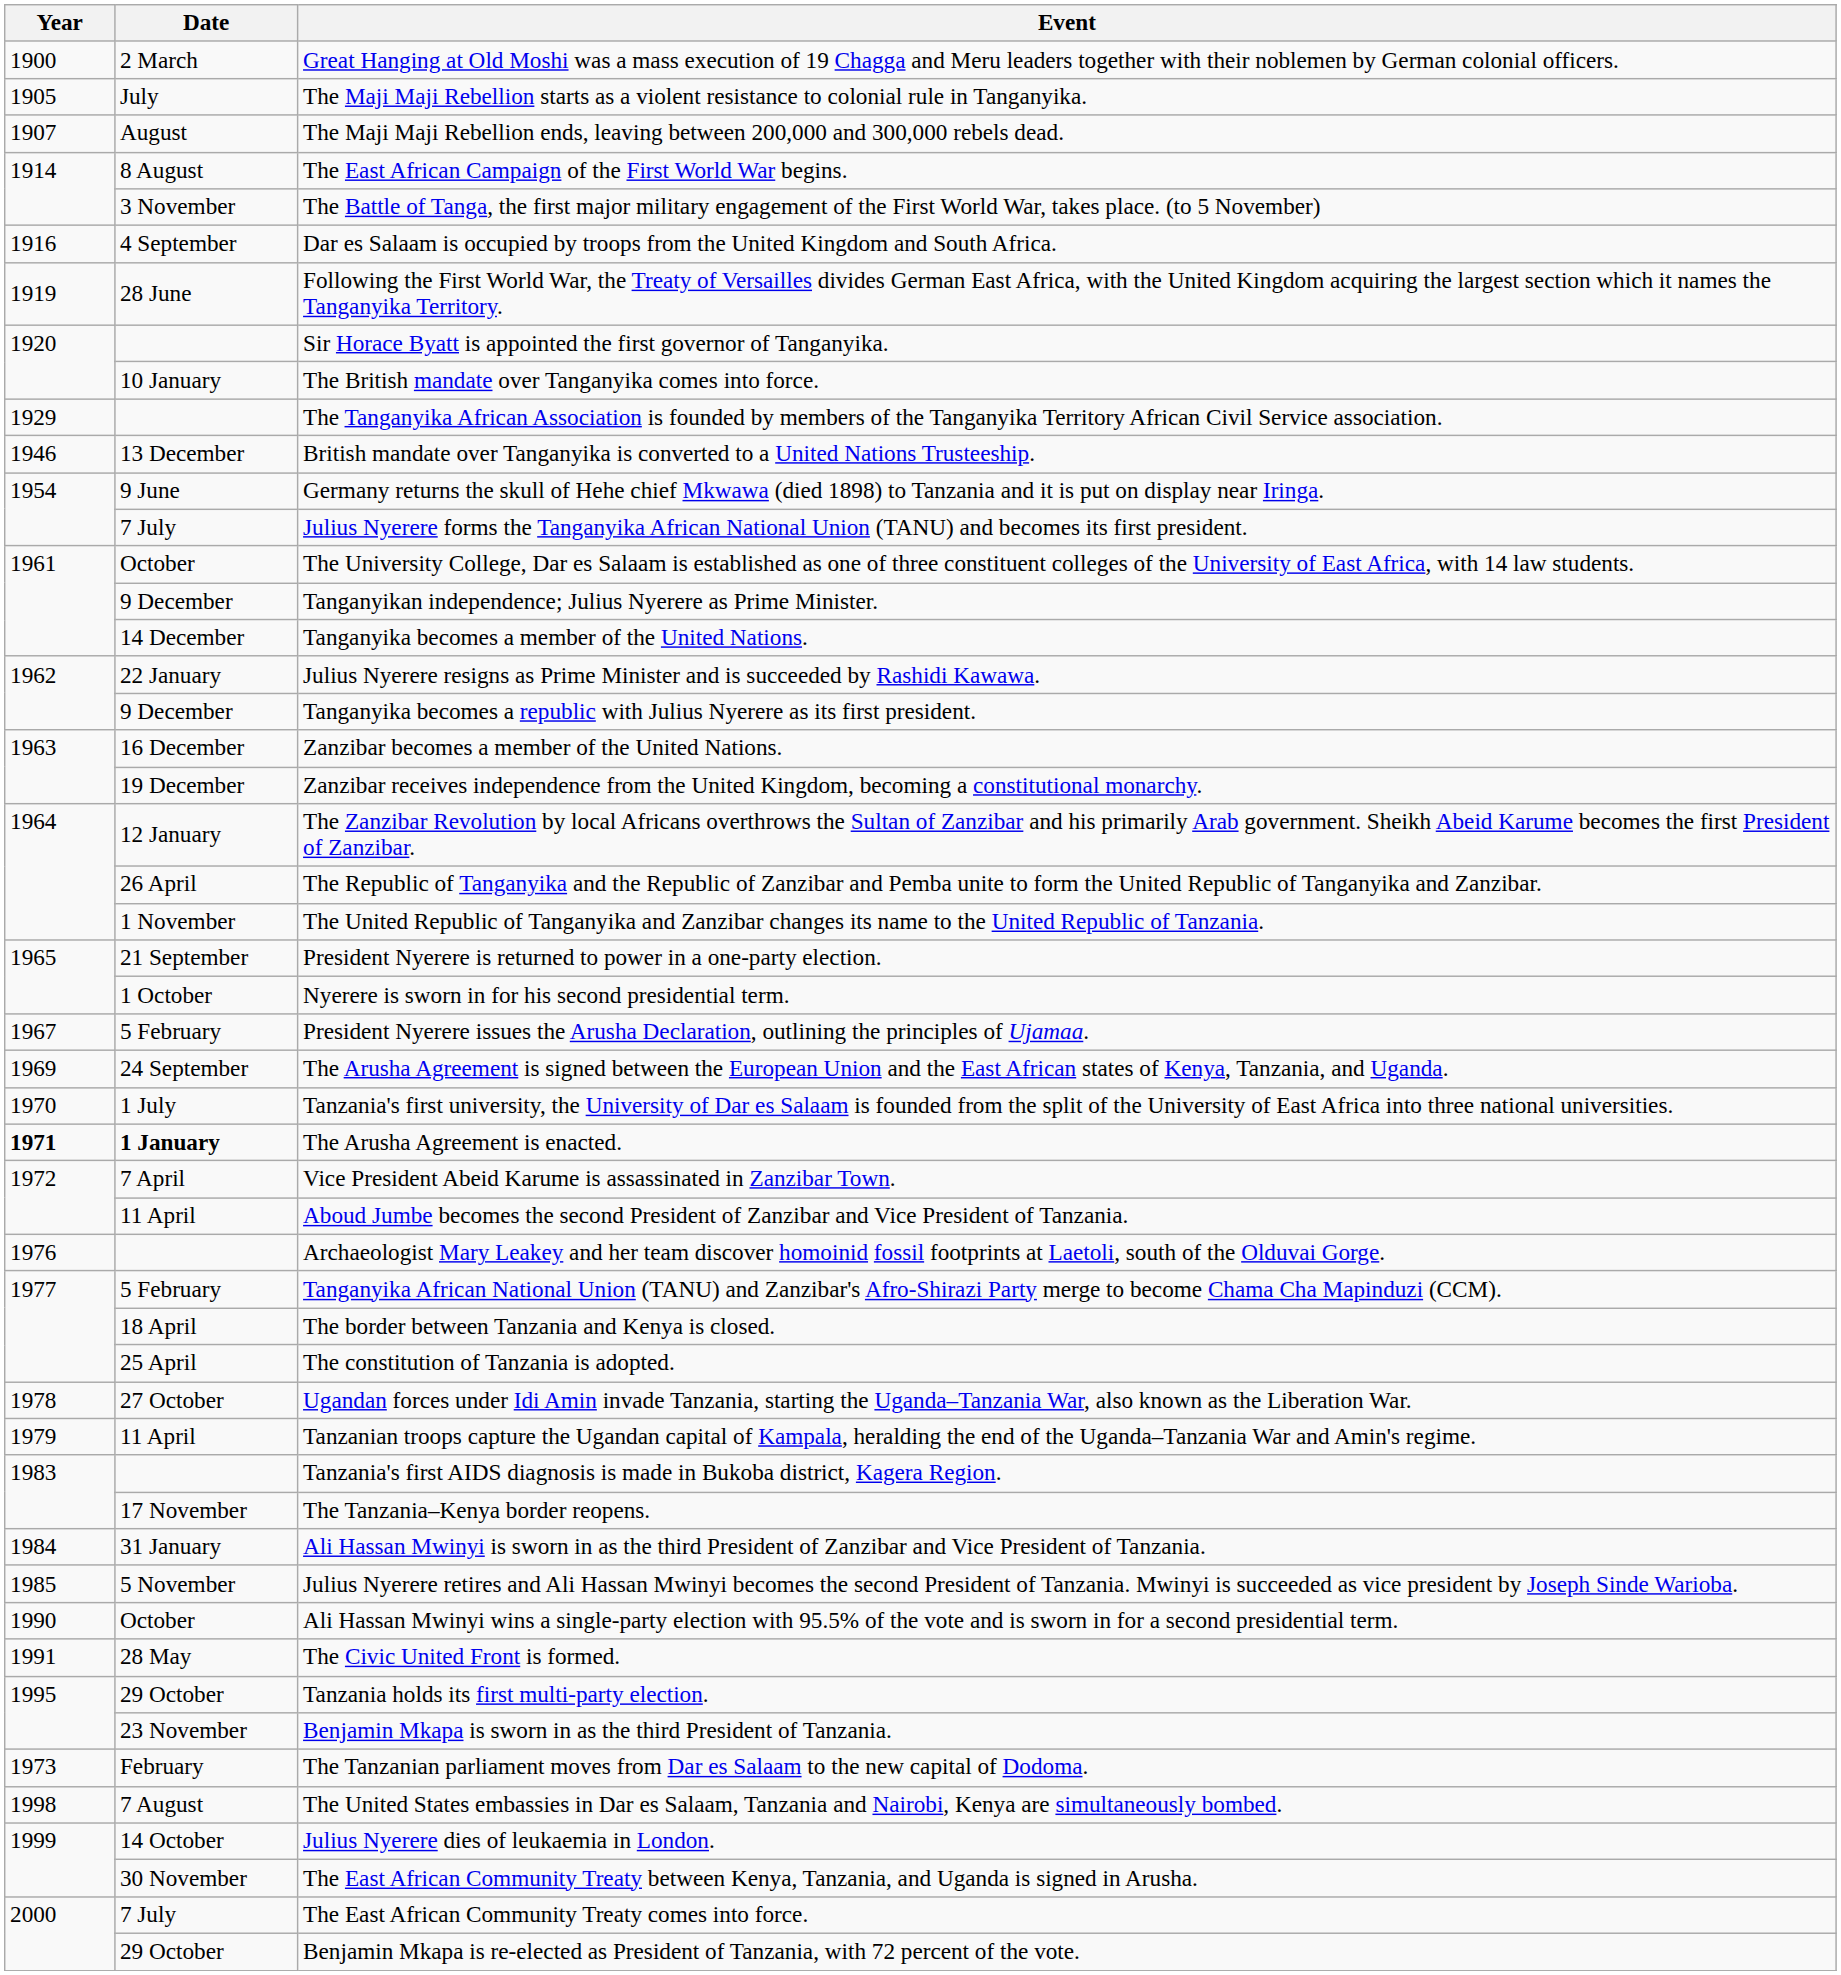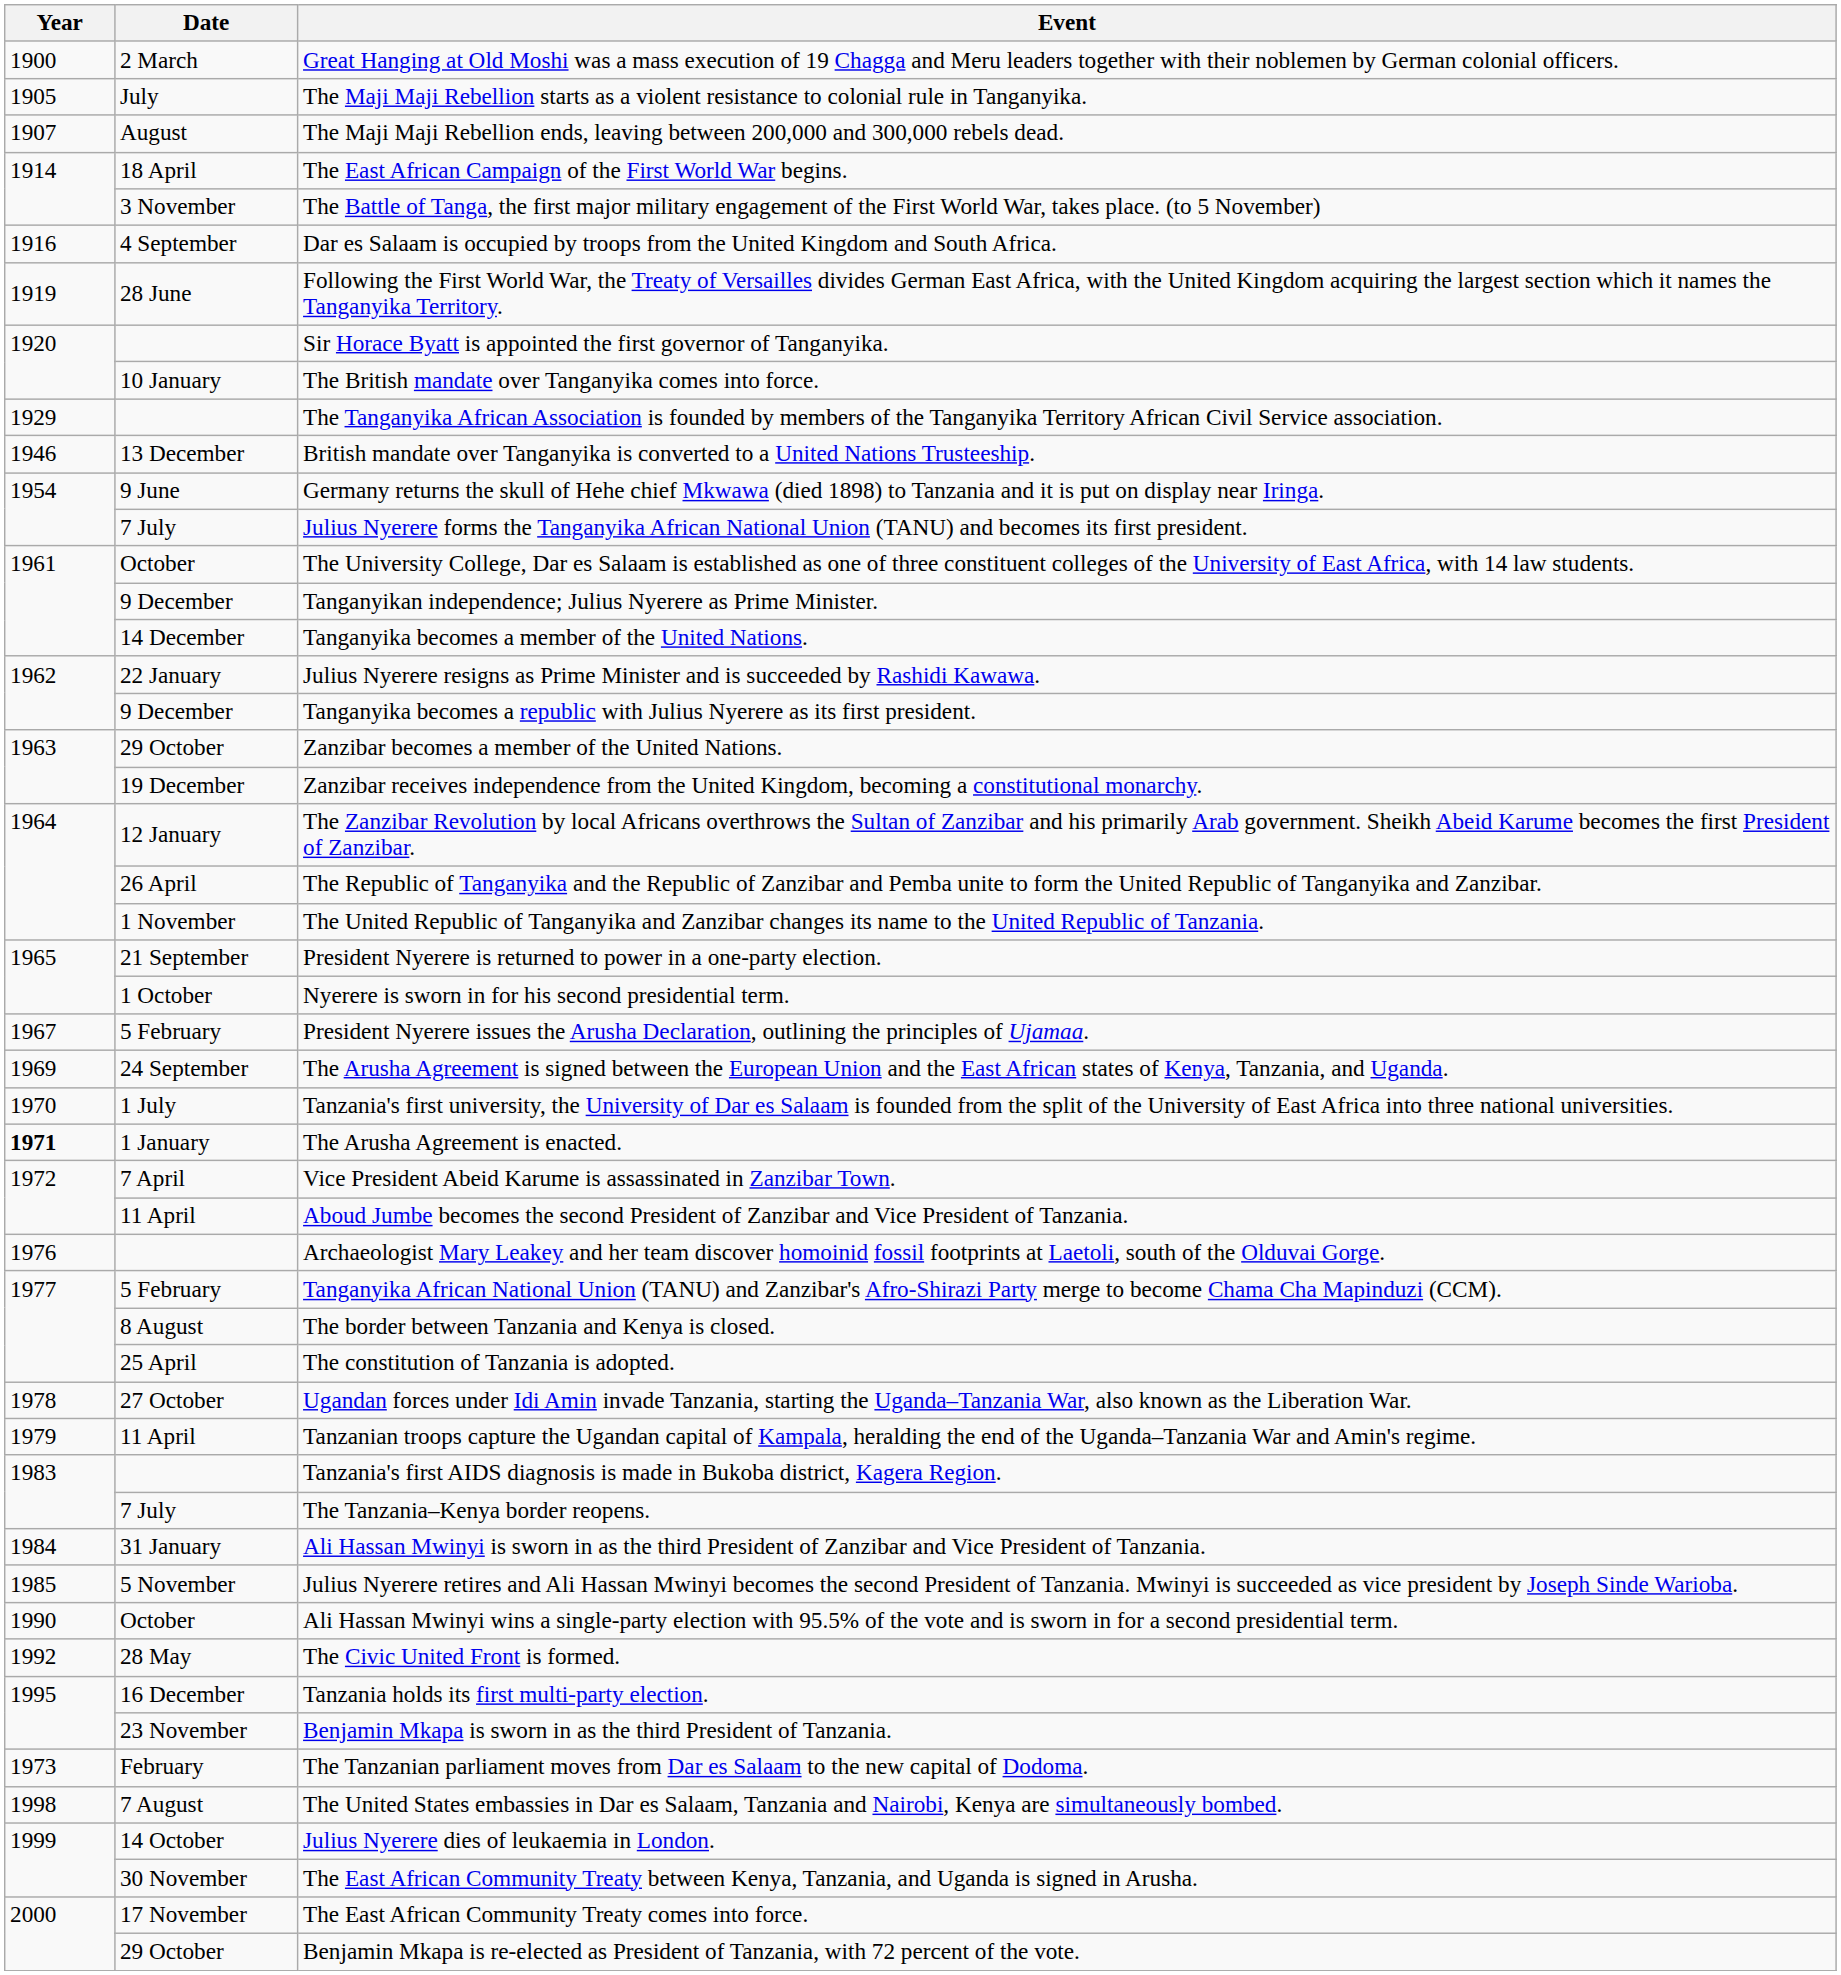(162, 170) 8 August -> (158, 170) 18 April
(182, 748) 16 December -> (172, 748) 29 October
(170, 1142) bold -> (165, 1142) normal
(158, 1326) 18 April -> (162, 1326) 8 August
(183, 1510) 17 November -> (148, 1510) 7 July
(33, 1657) 1991 -> (33, 1657) 1992
(172, 1694) 29 October -> (182, 1694) 16 December
(148, 1914) 7 July -> (183, 1914) 17 November
